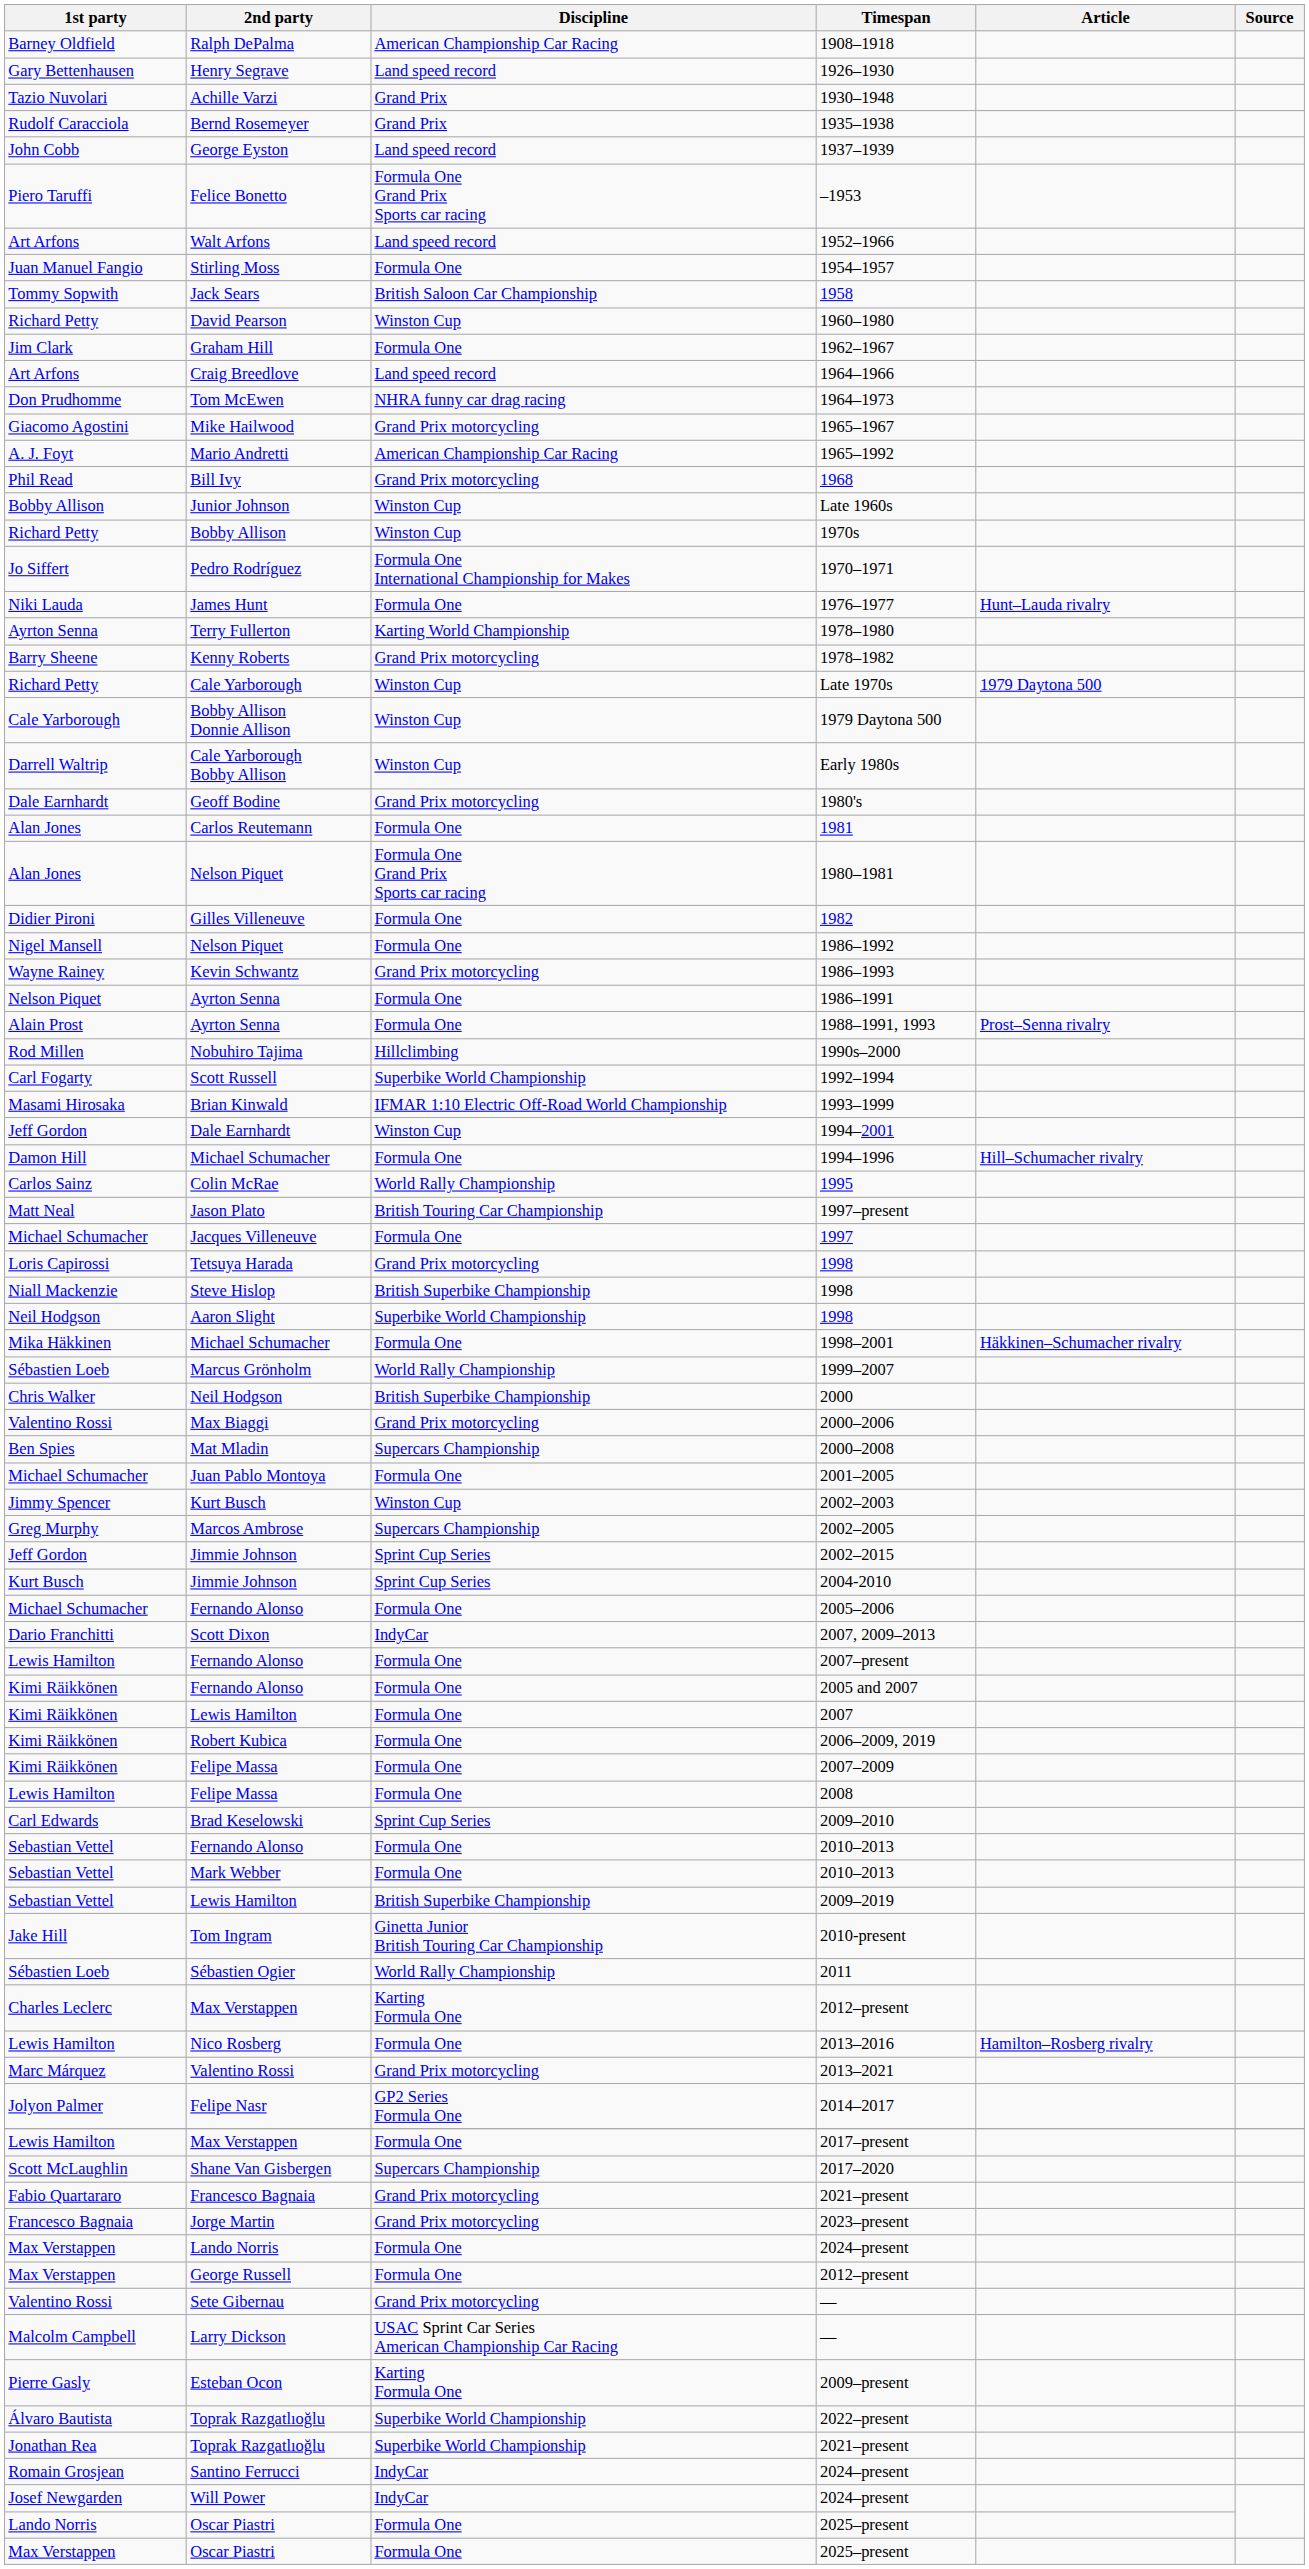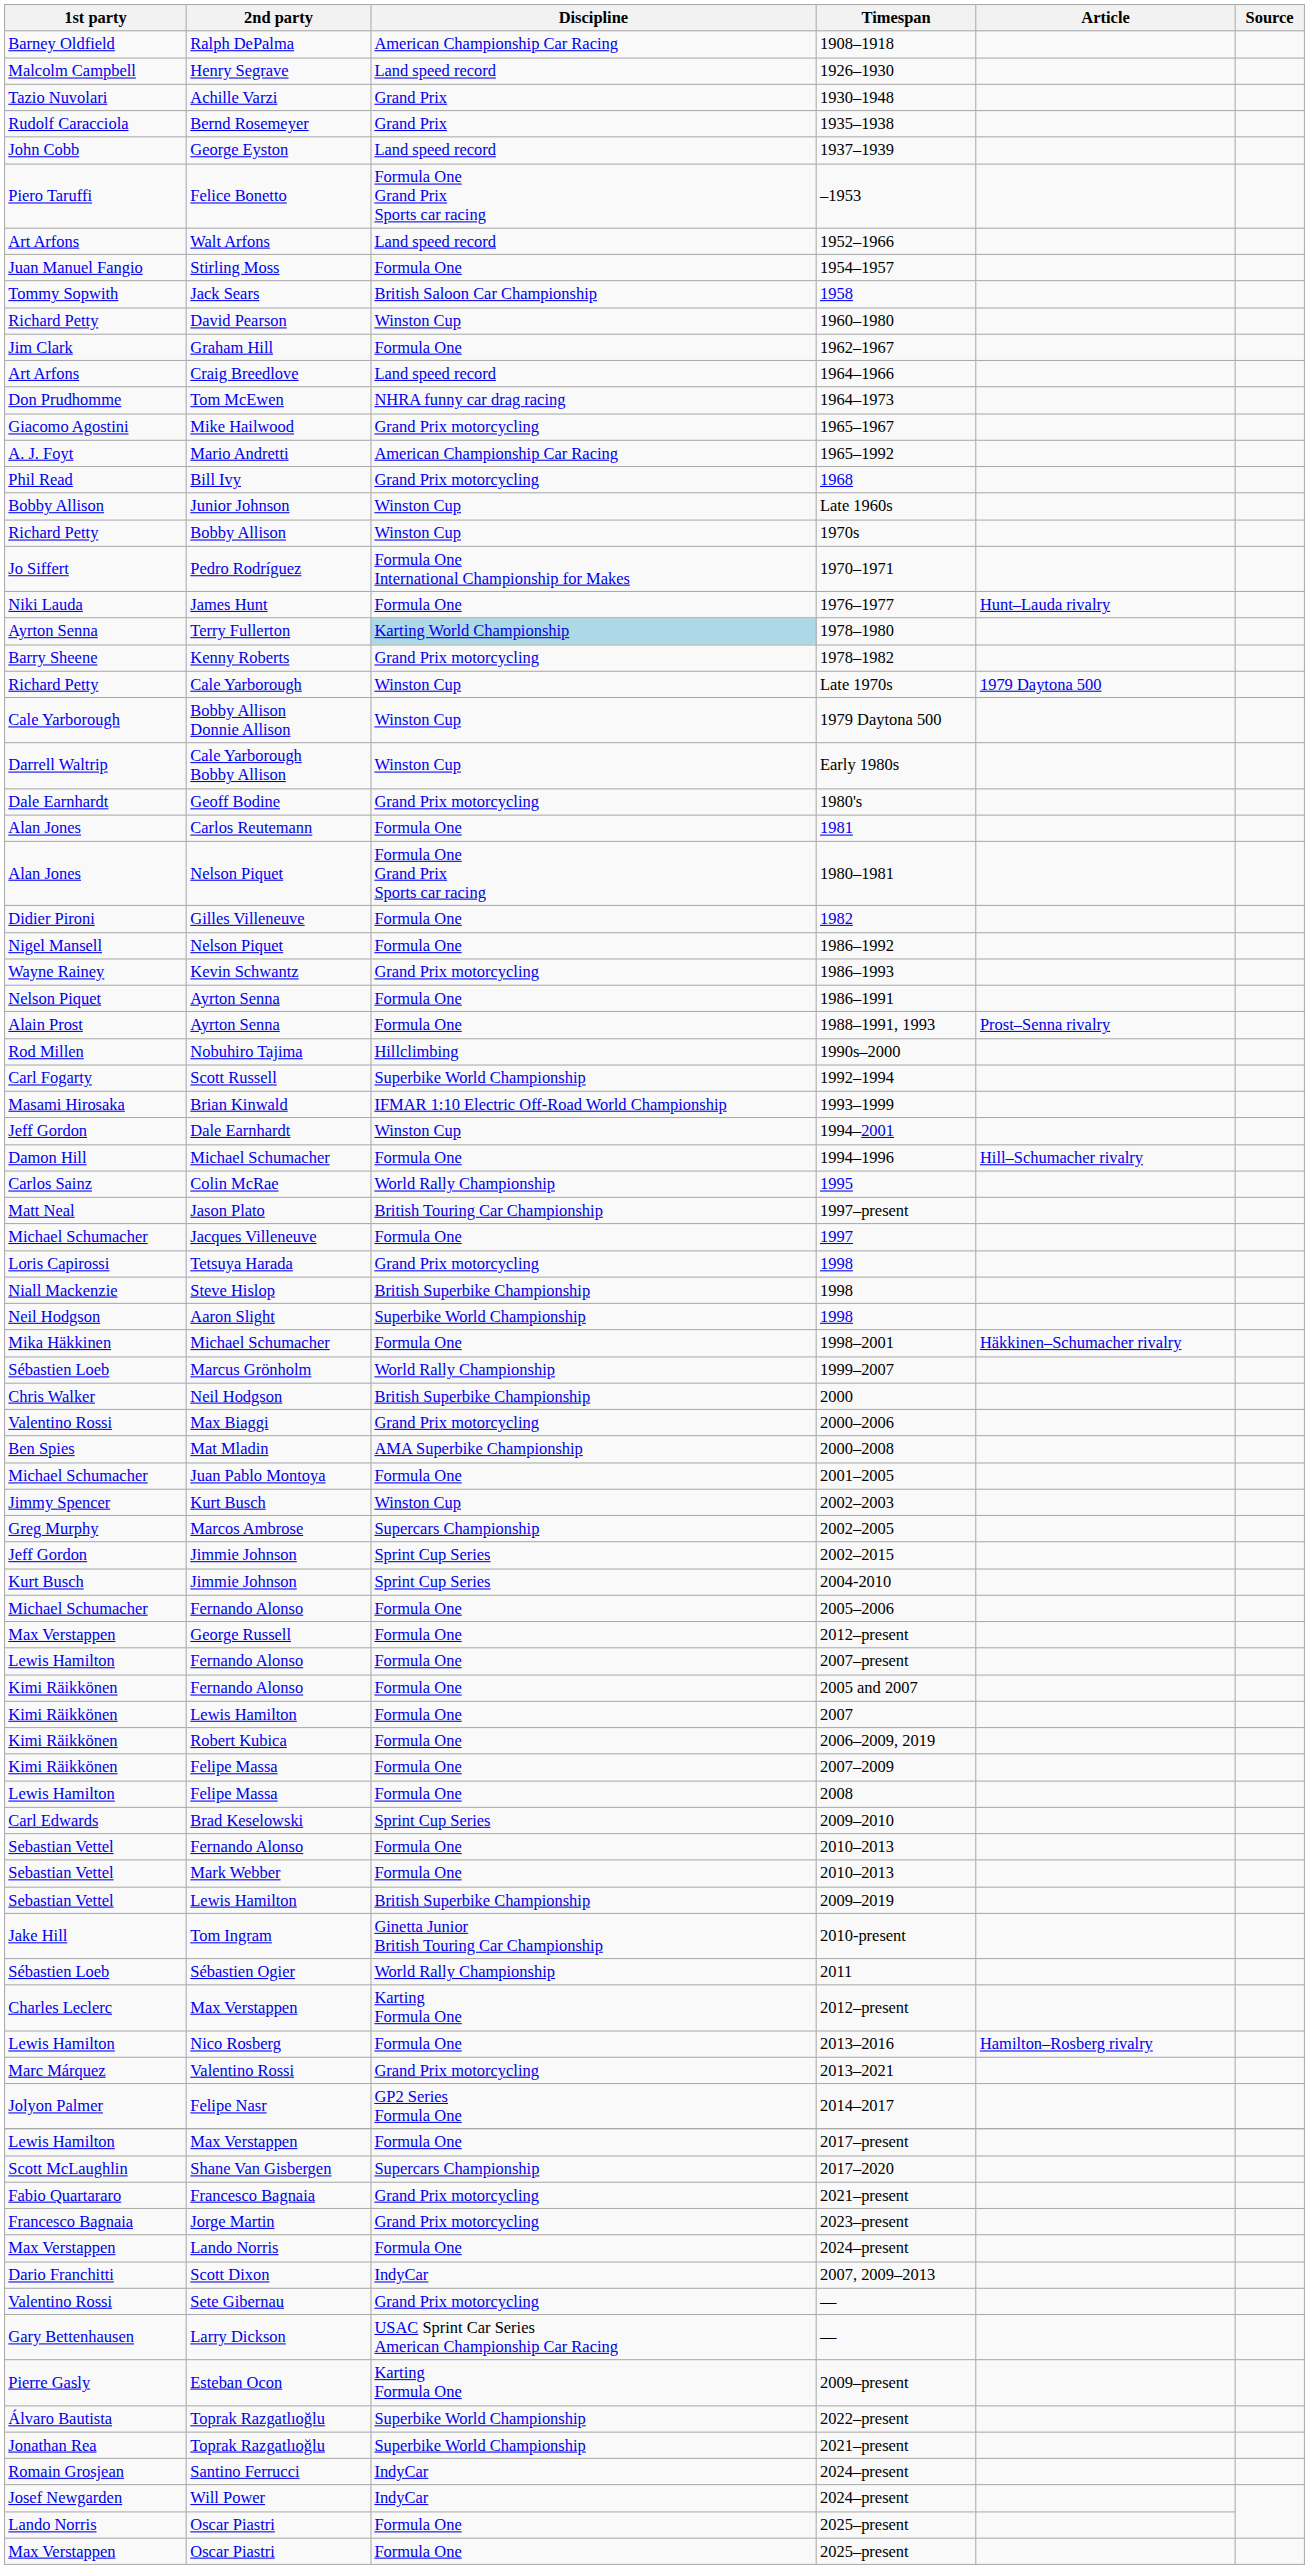(71, 70) Gary Bettenhausen -> (72, 70) Malcolm Campbell
(472, 630) no background -> (472, 630) lightblue background
(457, 1448) Supercars Championship -> (479, 1448) AMA Superbike Championship
rows swapped: (230, 1634) <-> (241, 2274)
(72, 2336) Malcolm Campbell -> (71, 2336) Gary Bettenhausen
